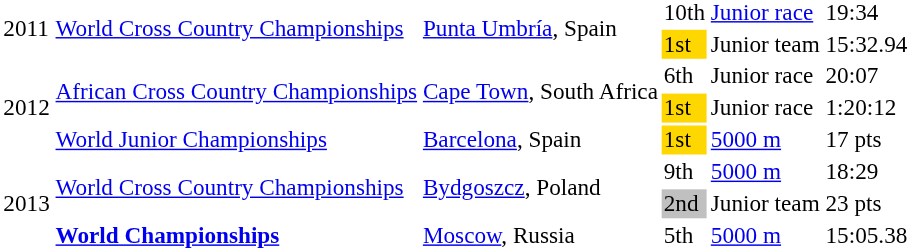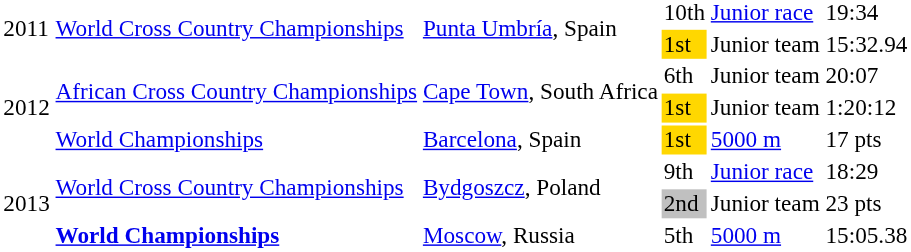(762, 75) Junior race -> (765, 75) Junior team
(762, 107) Junior race -> (765, 107) Junior team
(191, 139) World Junior Championships -> (159, 139) World Championships
(746, 171) 5000 m -> (762, 171) Junior race
